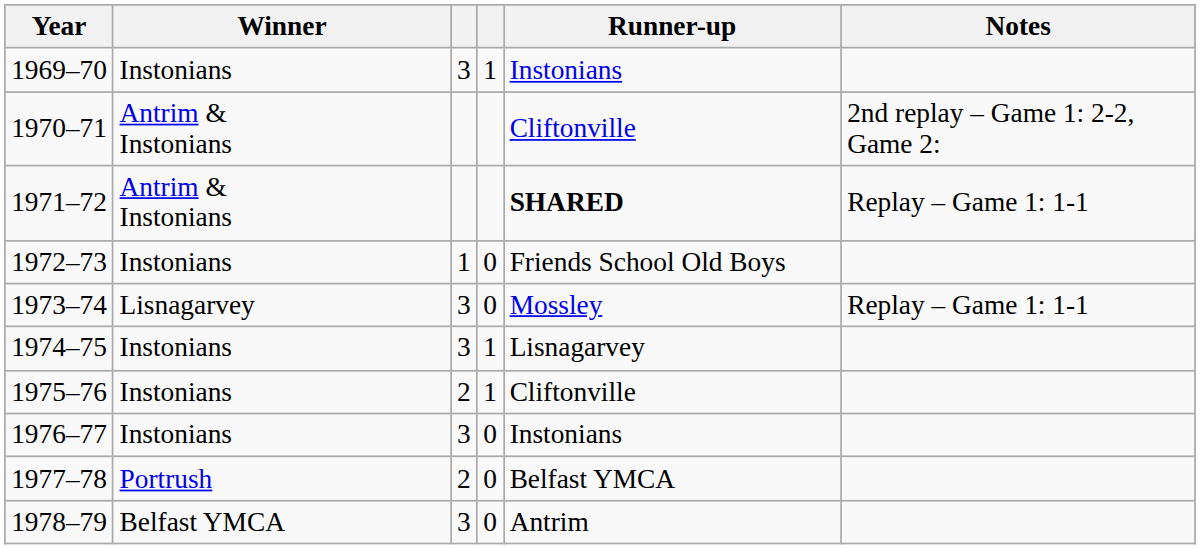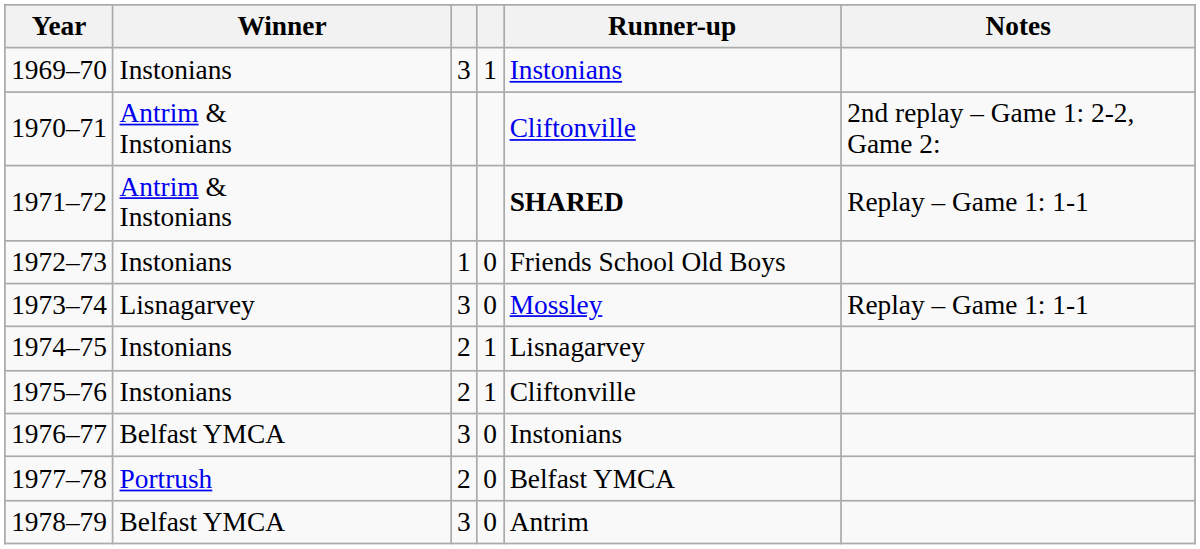(464, 348) 3 -> (464, 348) 2
(176, 434) Instonians -> (202, 434) Belfast YMCA
